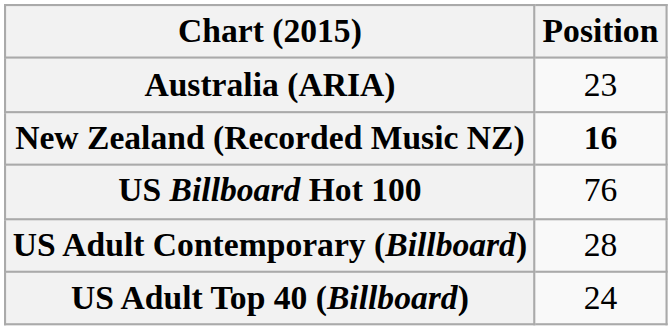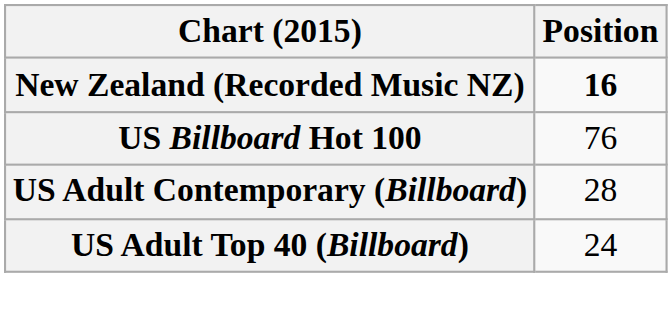- row: (270, 84)
